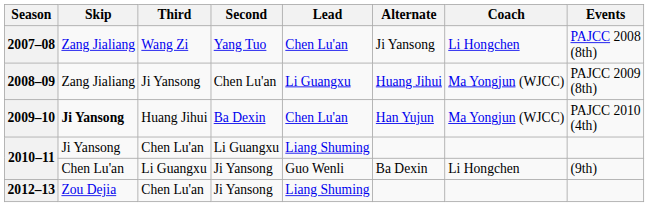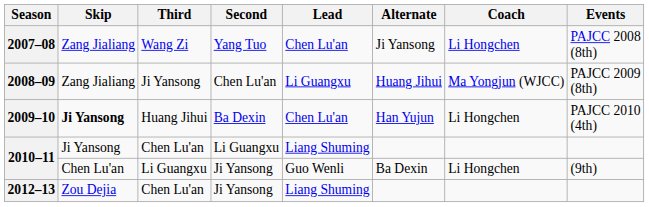(506, 118) Ma Yongjun (WJCC) -> (484, 118) Li Hongchen
